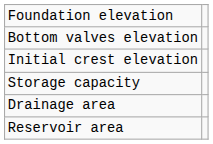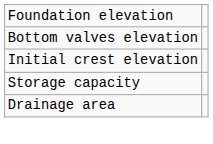- row: (66, 128)
